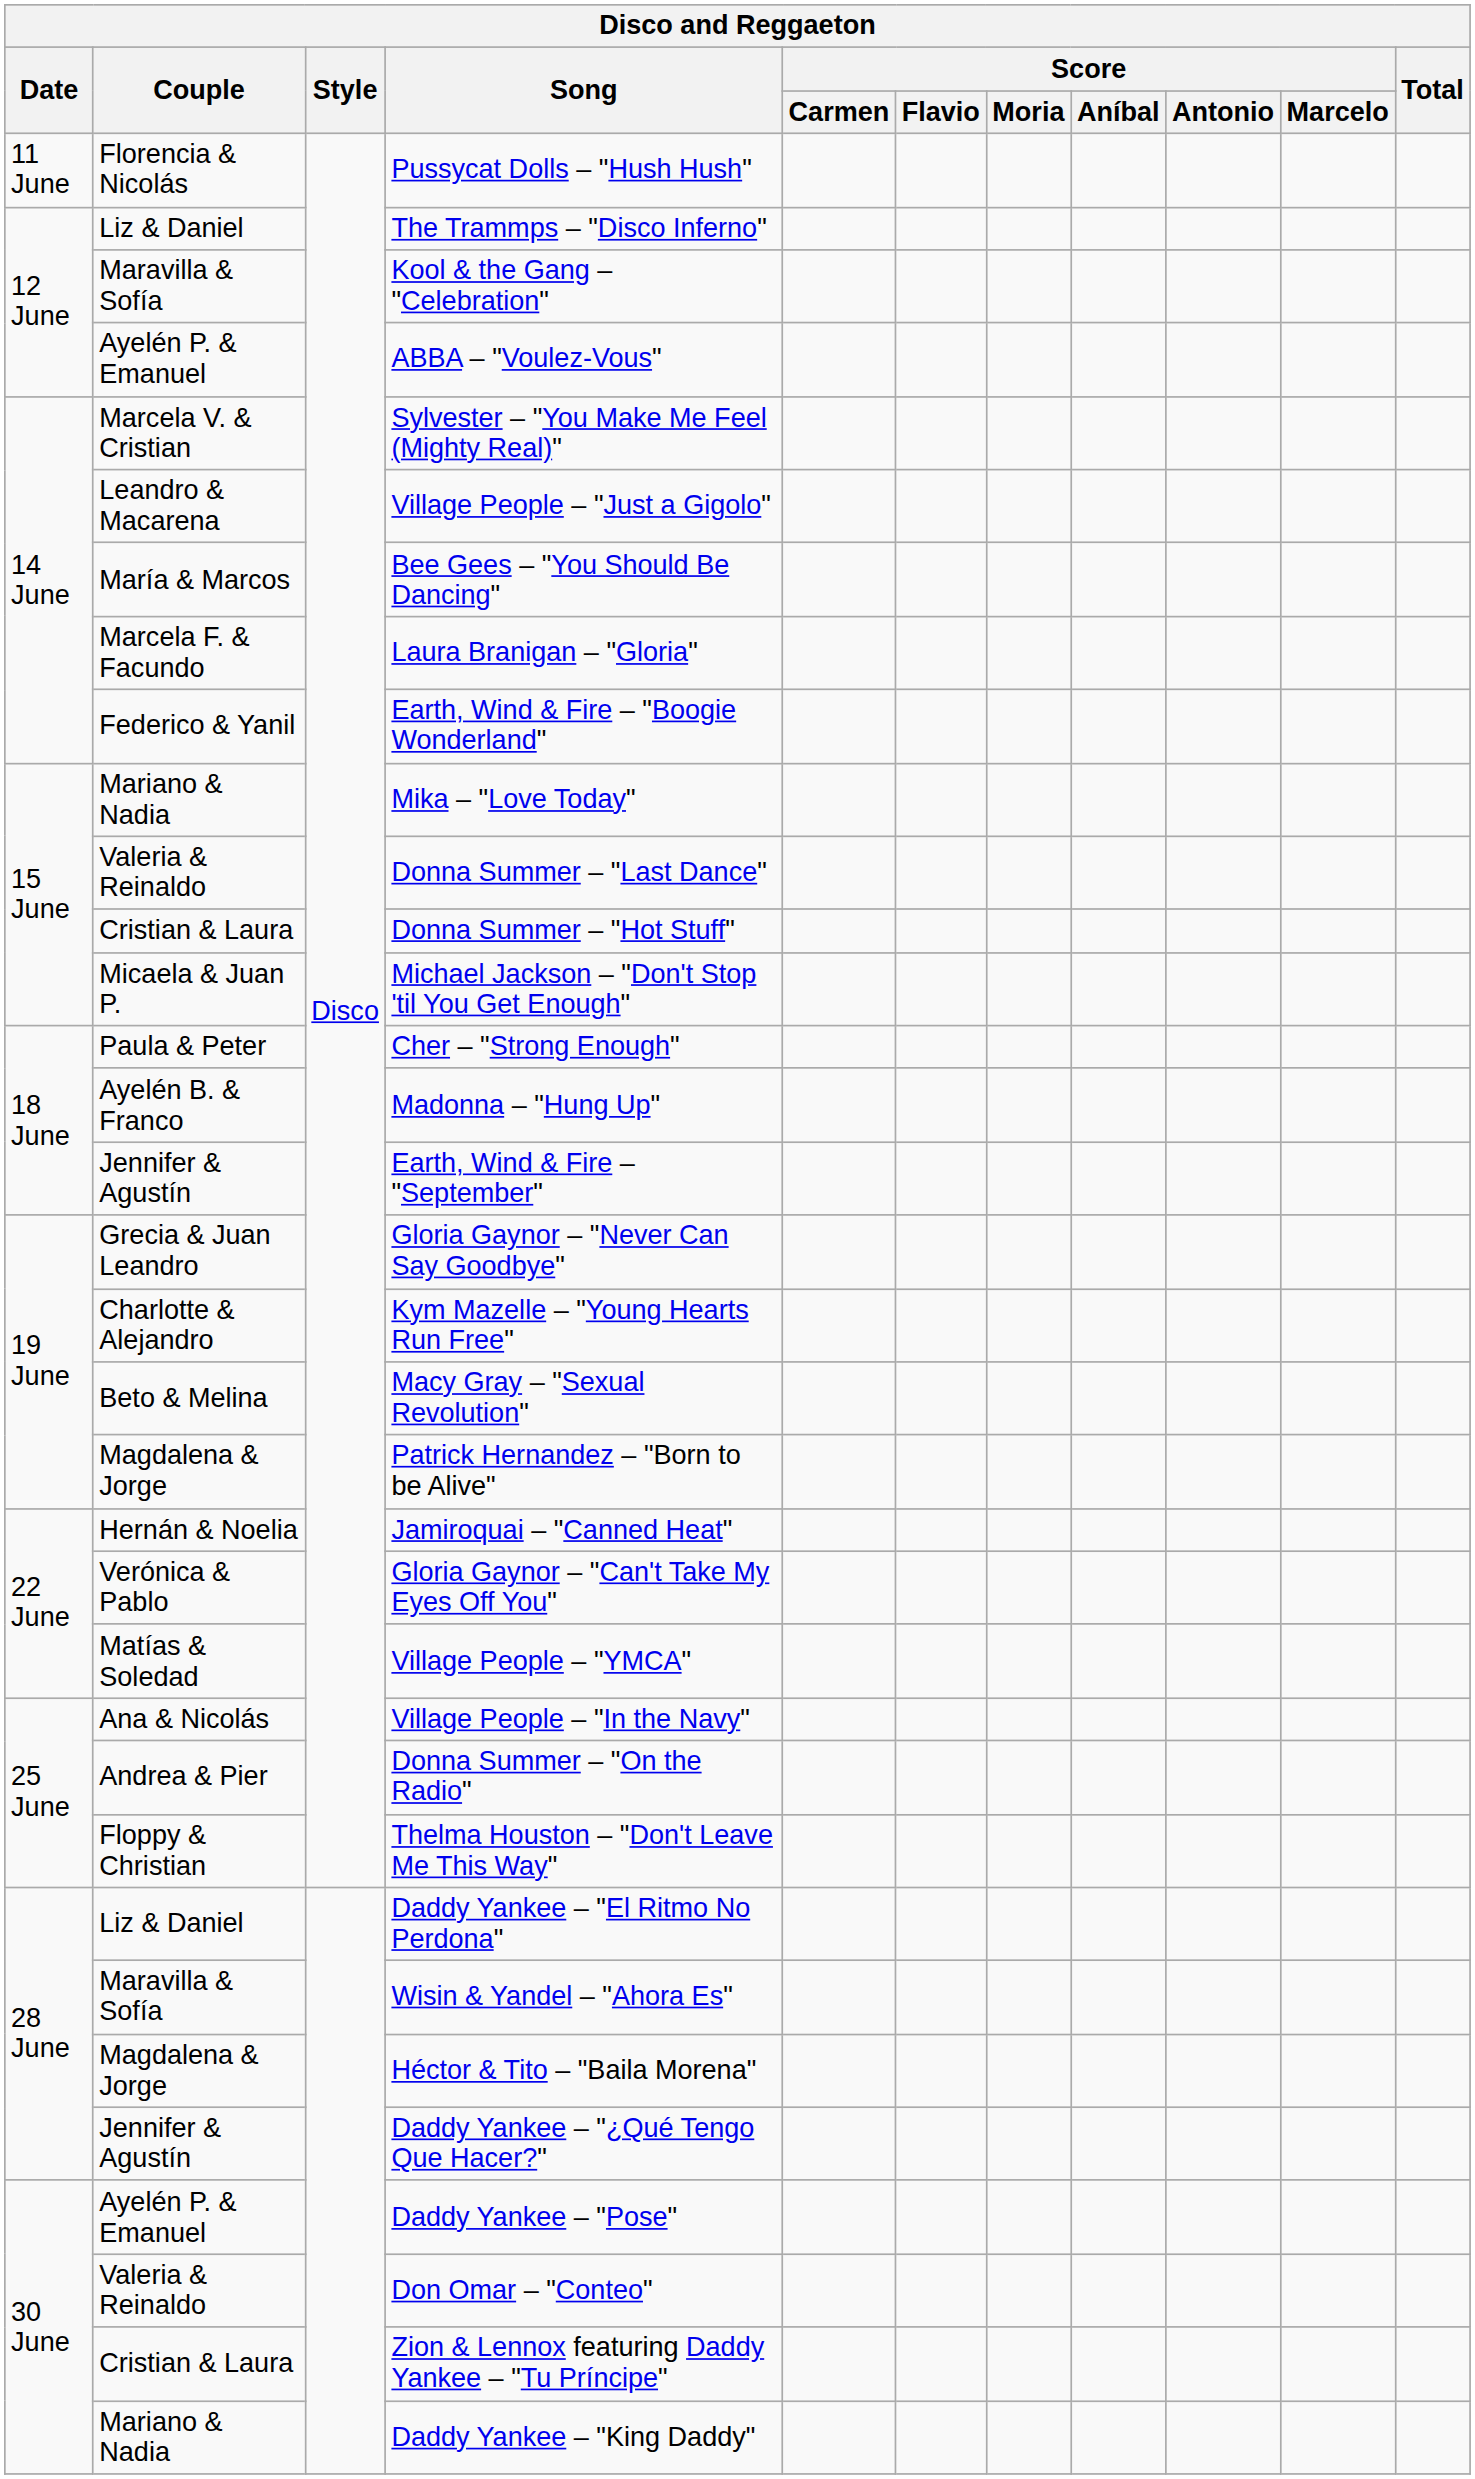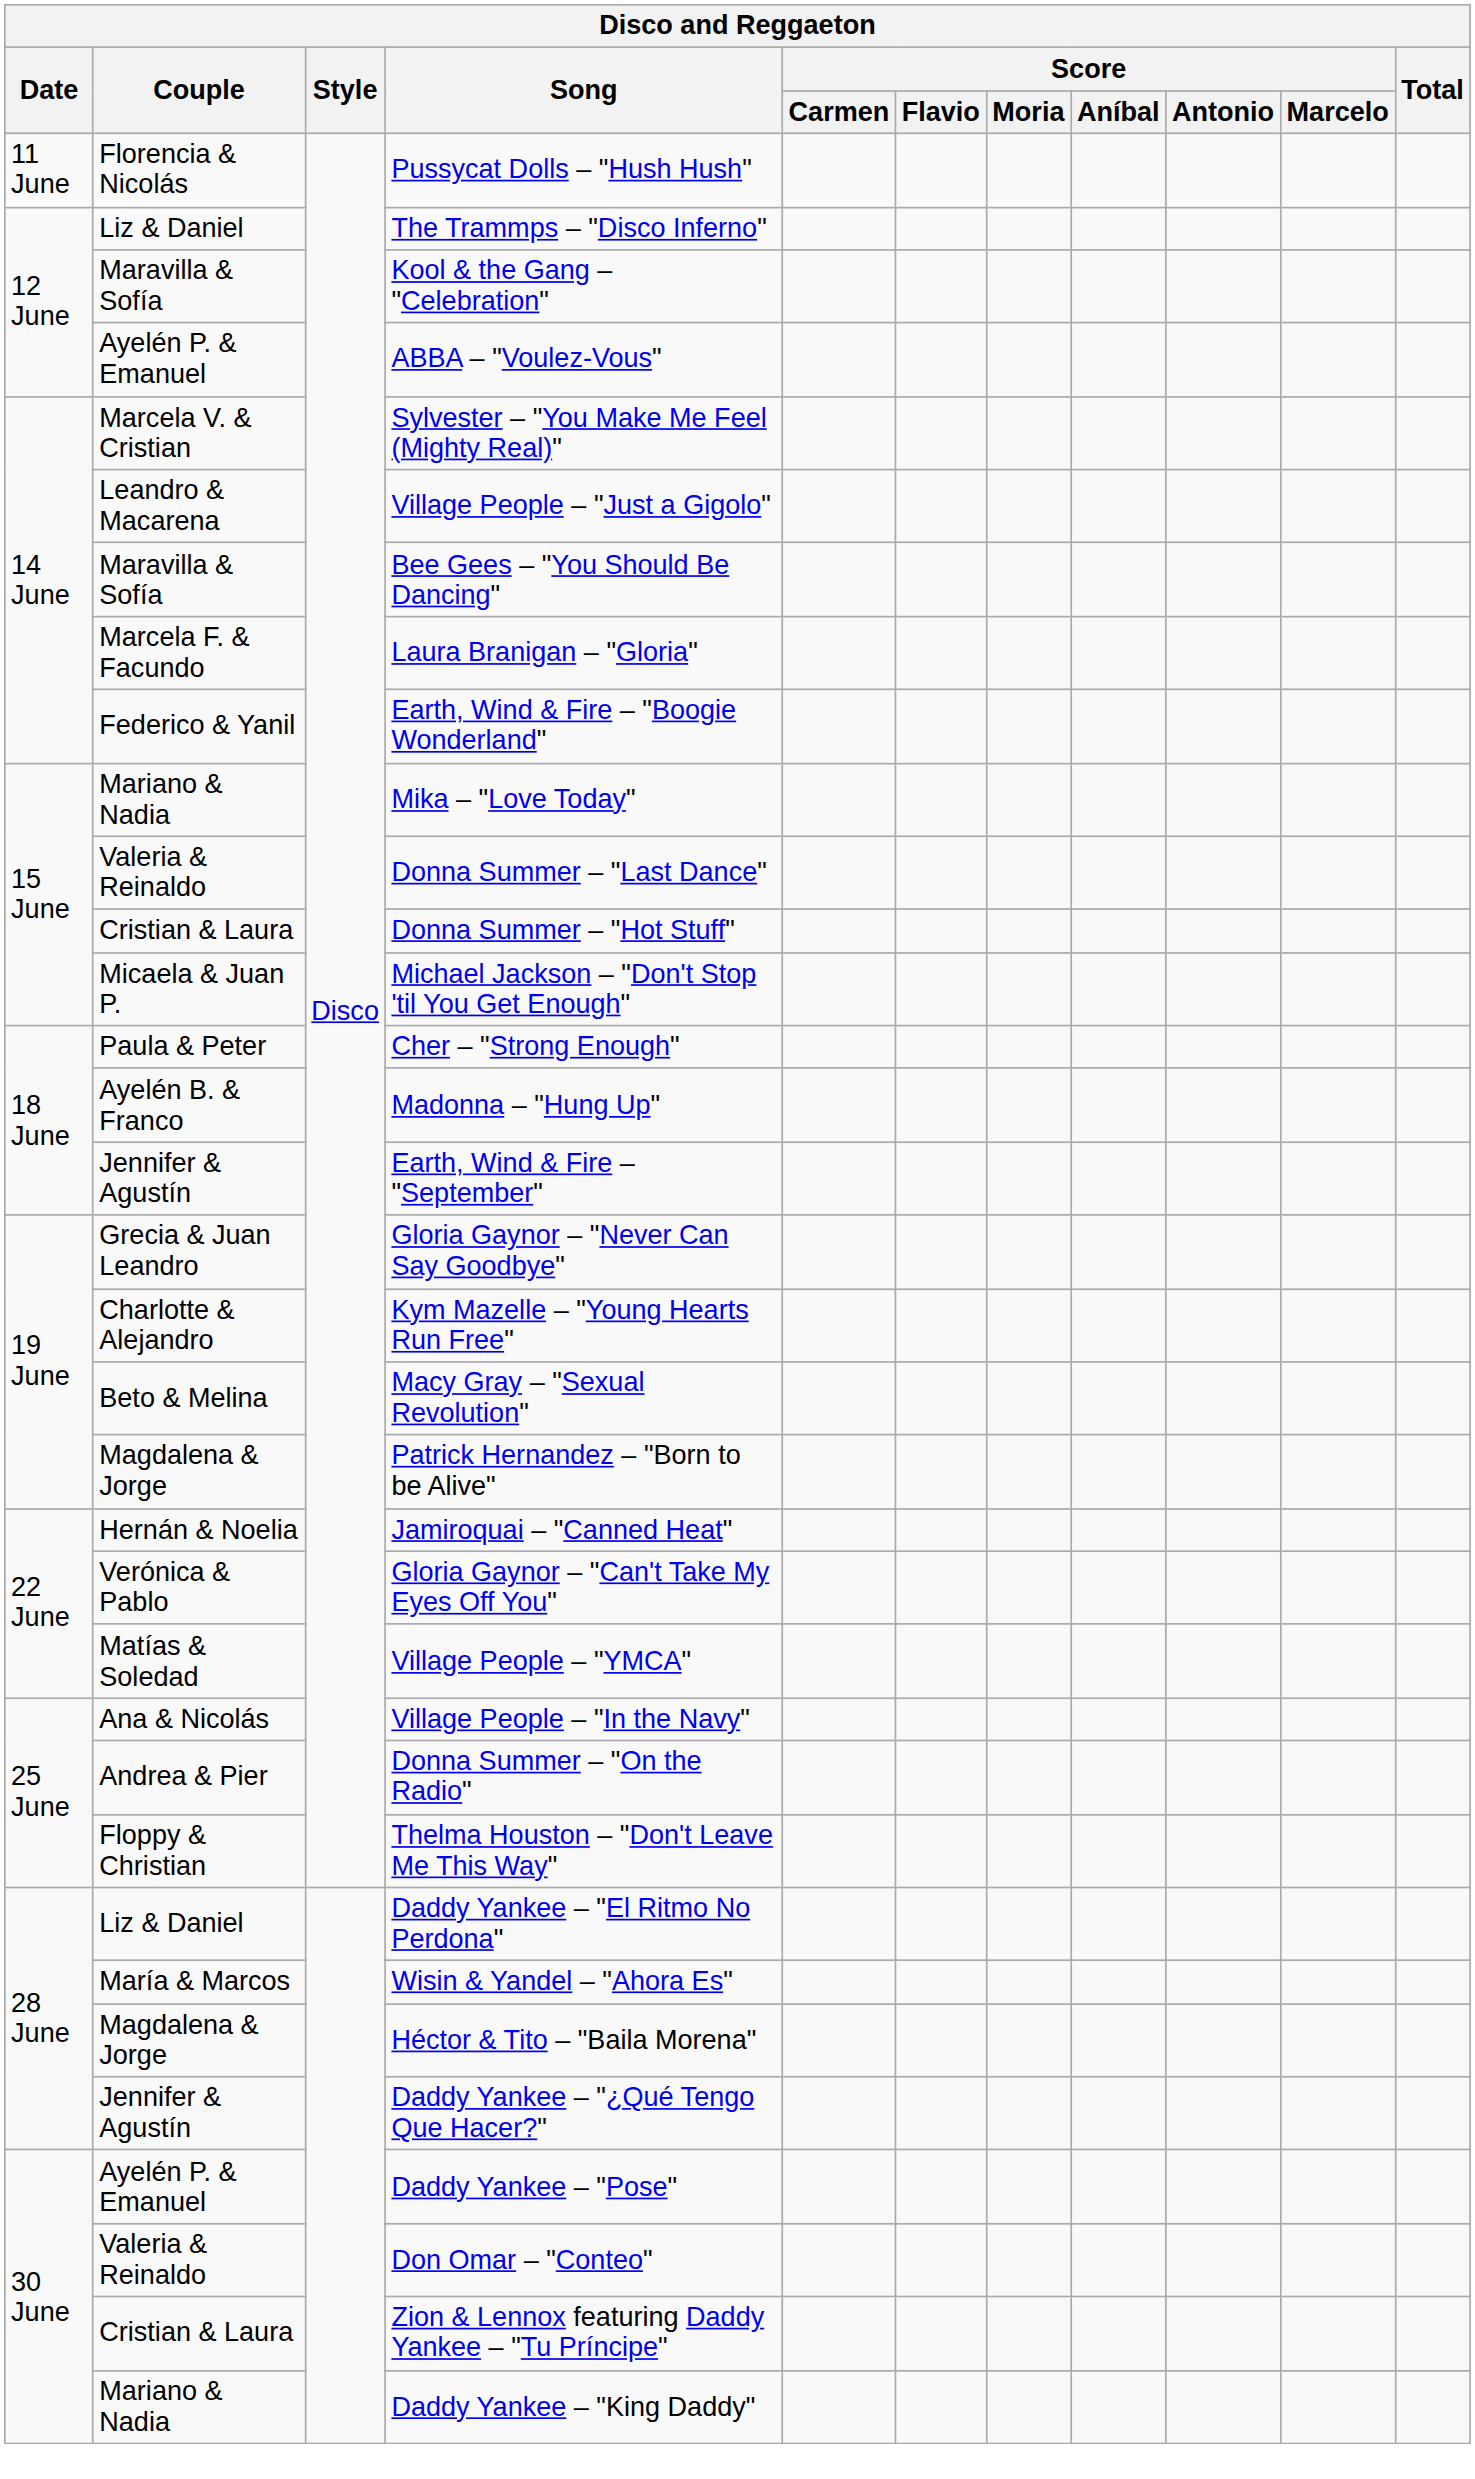(195, 579) María & Marcos -> (166, 579) Maravilla & Sofía
(166, 1996) Maravilla & Sofía -> (195, 1981) María & Marcos
